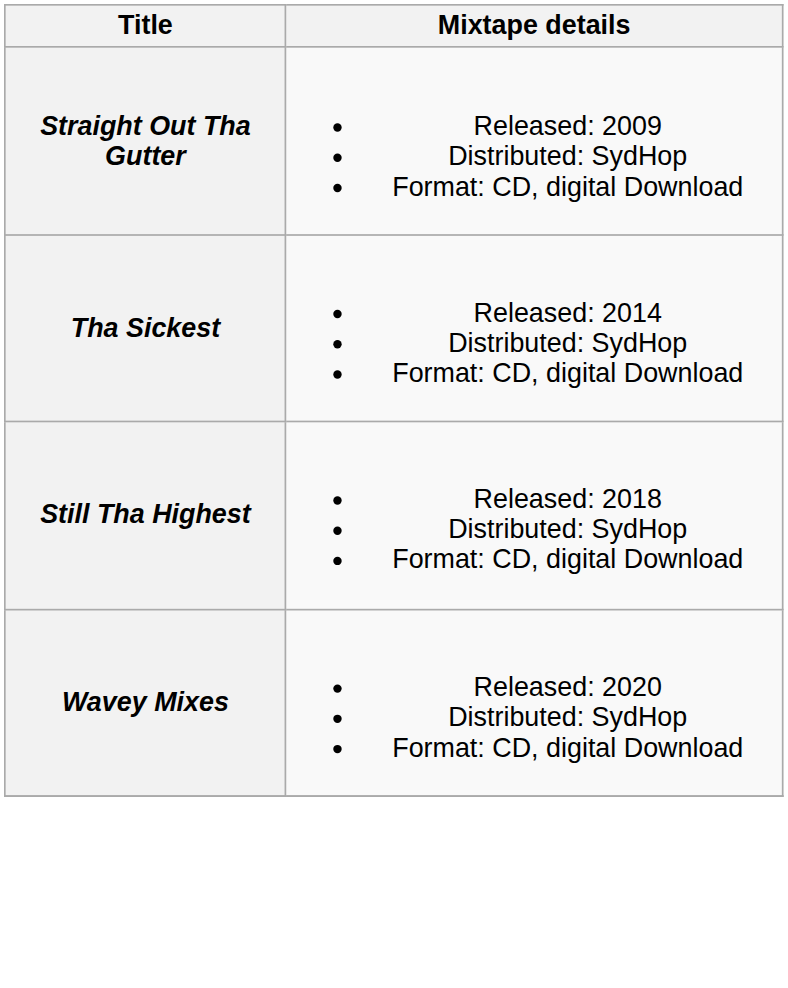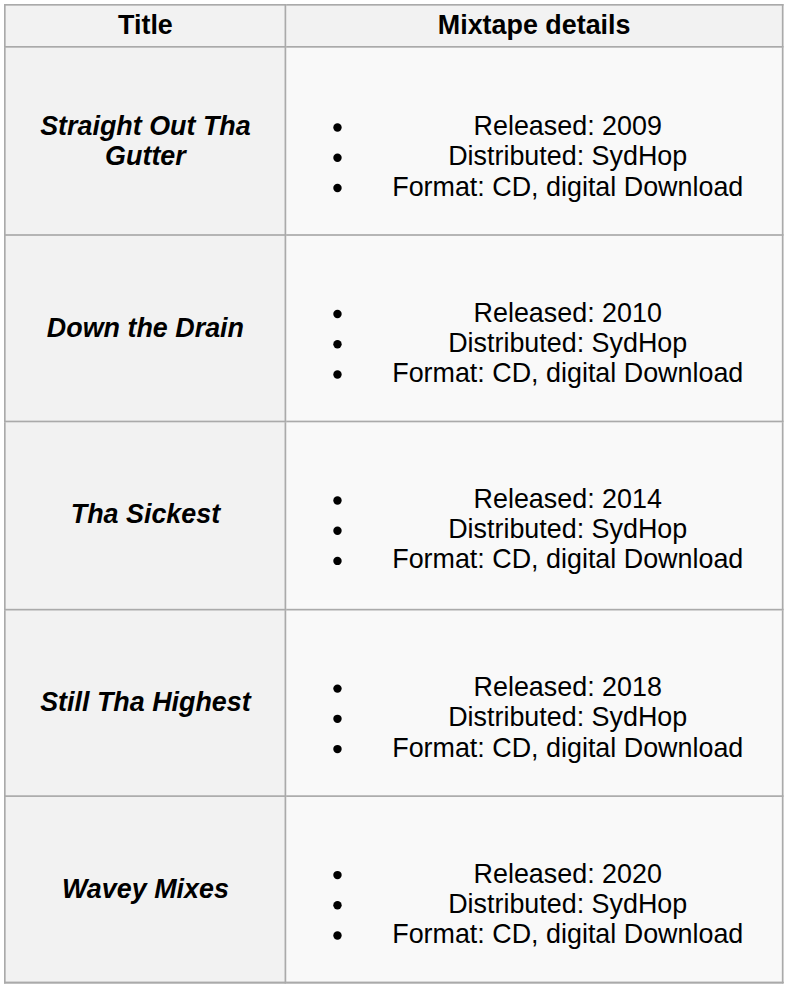+ row: (145, 327)
